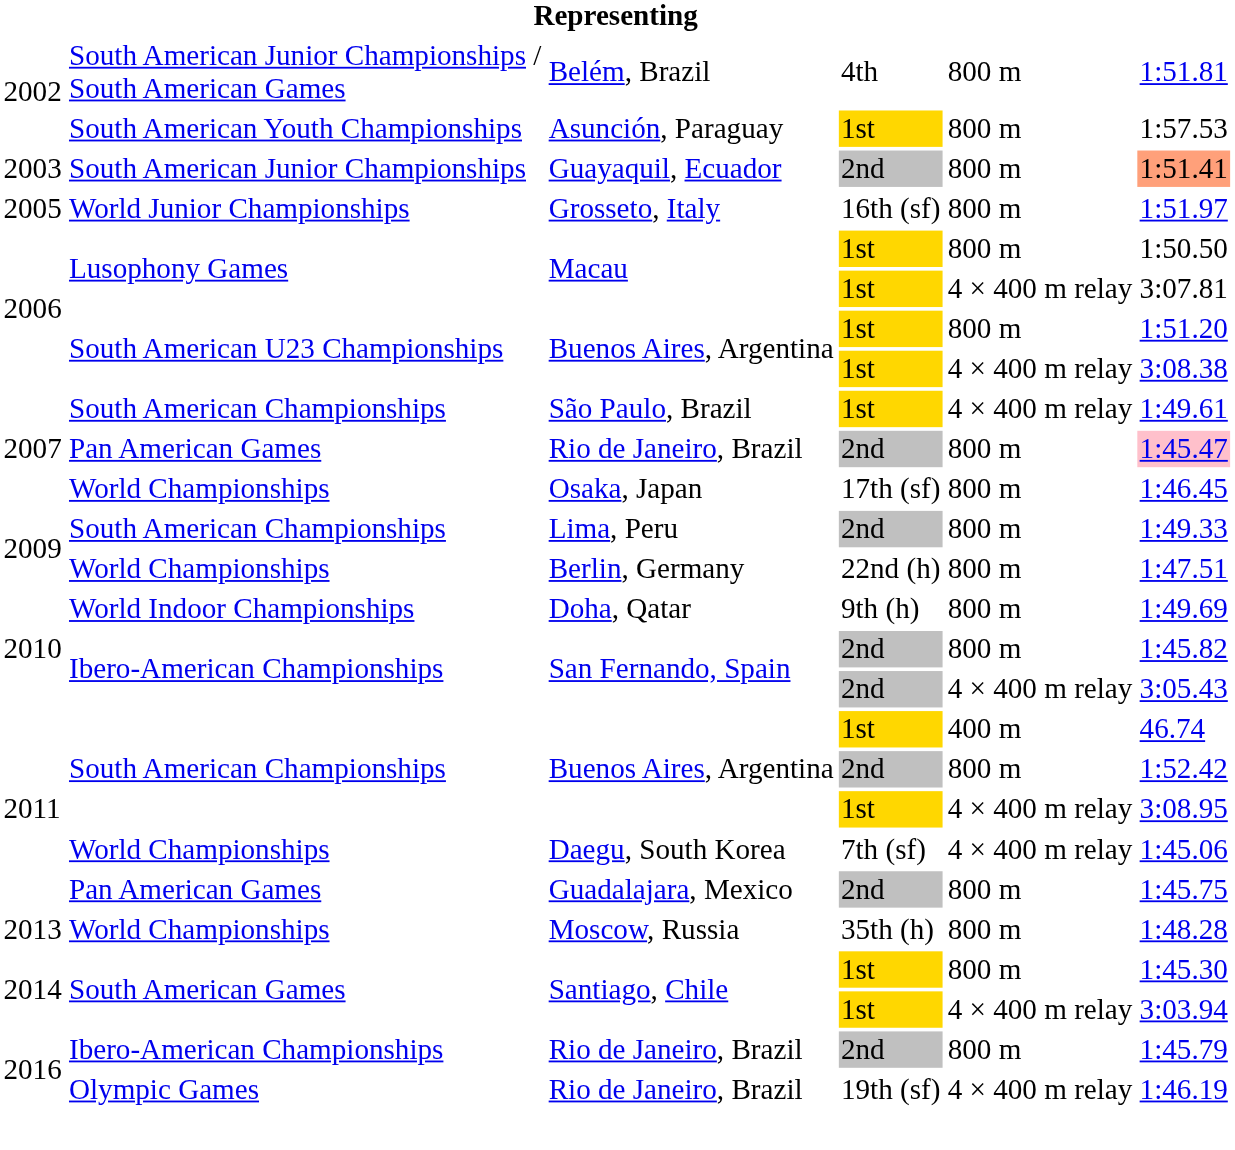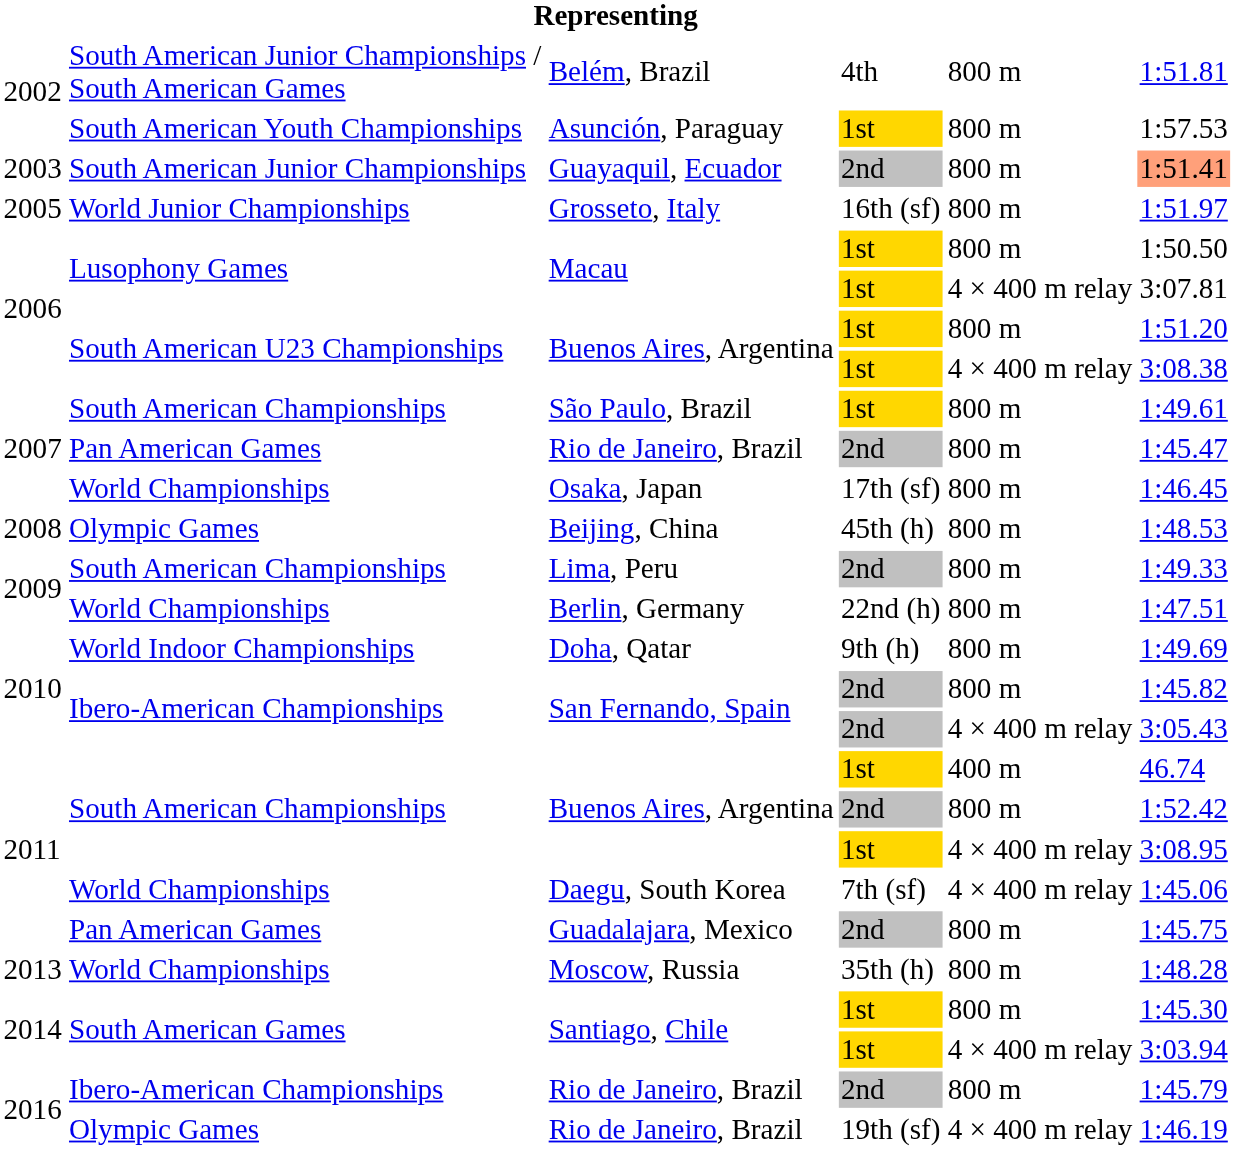(1040, 408) 4 × 400 m relay -> (985, 408) 800 m
(1184, 448) pink background -> (1184, 448) no background
+ row: (164, 528)
